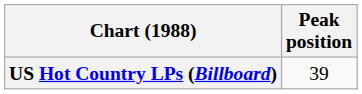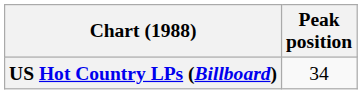(319, 72) 39 -> (319, 72) 34
